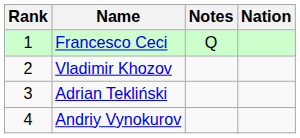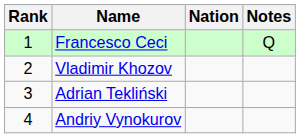columns swapped: (266, 17) <-> (211, 17)
